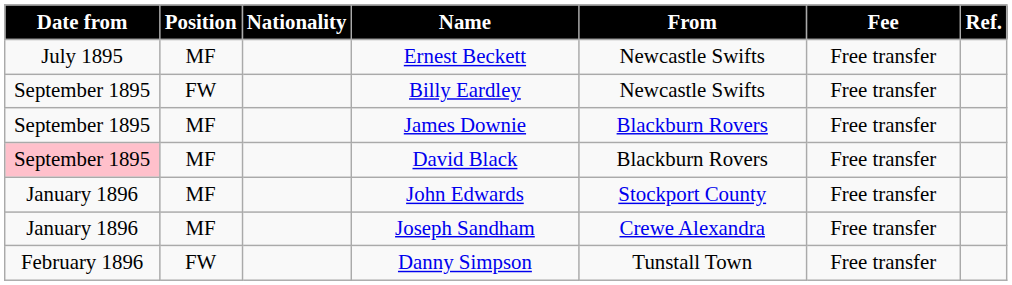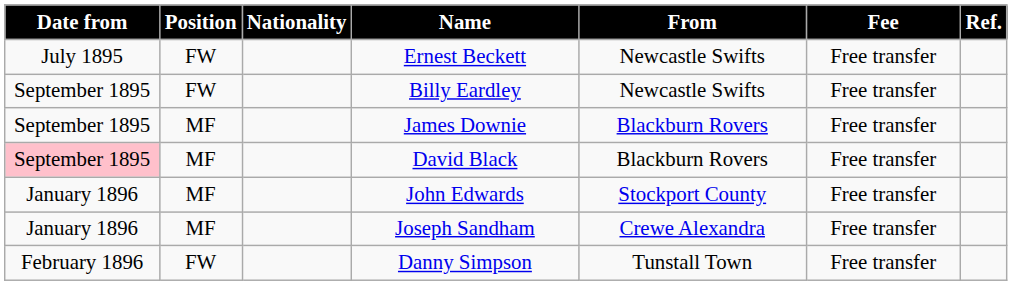(201, 56) MF -> (201, 56) FW
